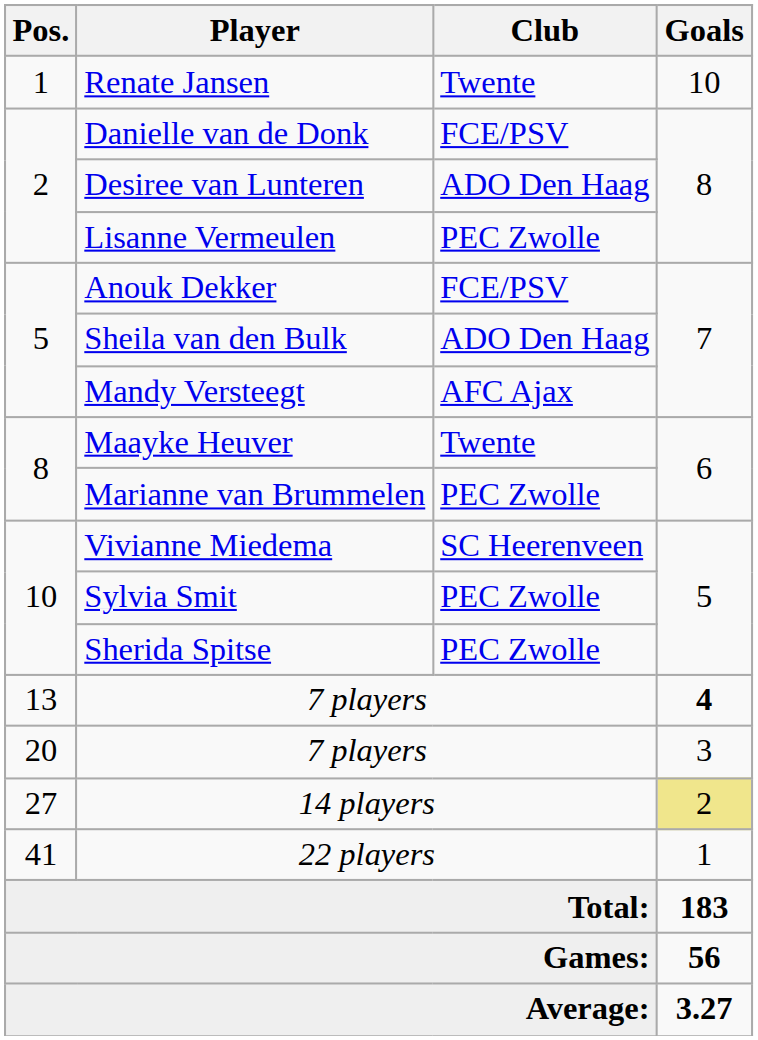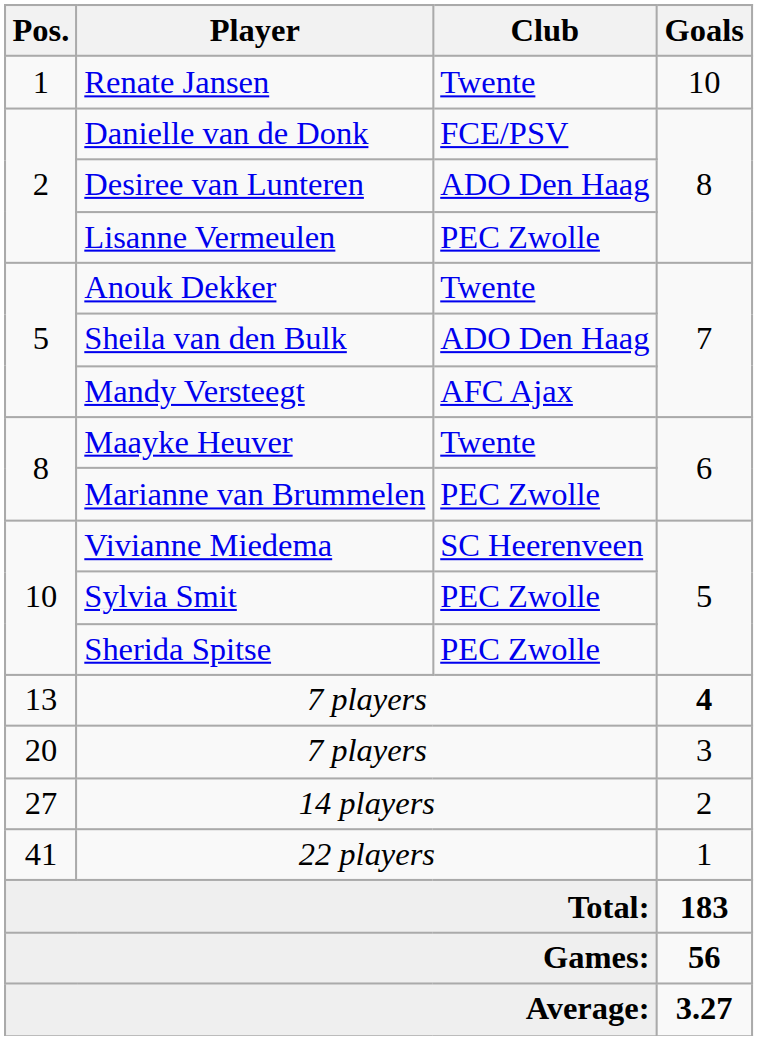(504, 287) FCE/PSV -> (488, 287) Twente
(704, 802) khaki background -> (704, 802) no background
